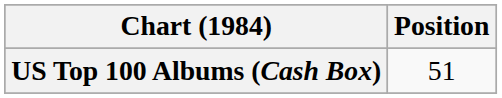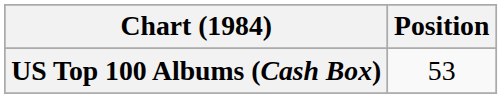(442, 70) 51 -> (442, 70) 53
